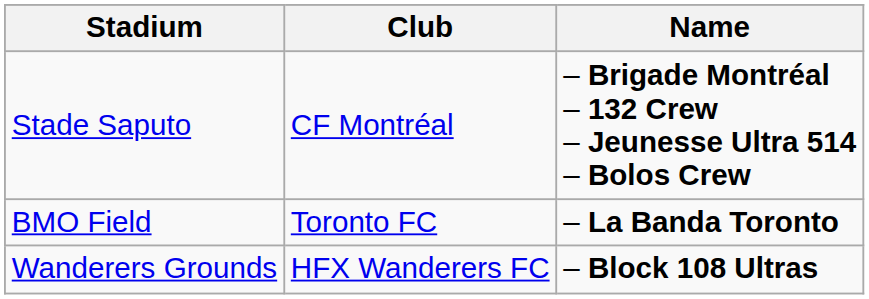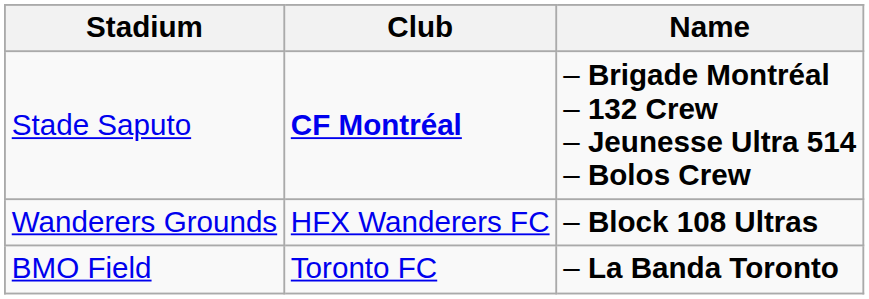(372, 124) normal -> (376, 124) bold
rows swapped: (82, 221) <-> (144, 268)
